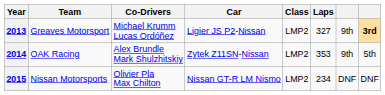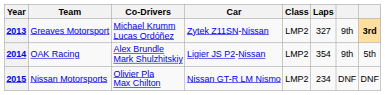(226, 31) Ligier JS P2-Nissan -> (228, 31) Zytek Z11SN-Nissan
(228, 55) Zytek Z11SN-Nissan -> (226, 55) Ligier JS P2-Nissan
(323, 55) 353 -> (323, 55) 354
